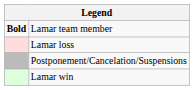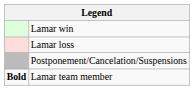rows swapped: (52, 77) <-> (72, 29)
